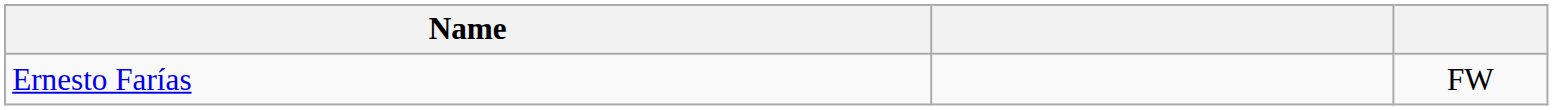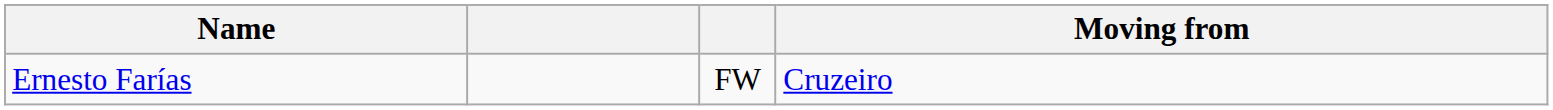+ column: (1162, 29)
